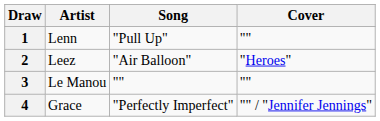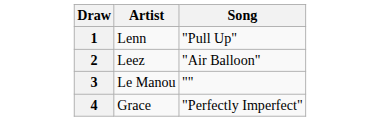- column: (306, 15)
